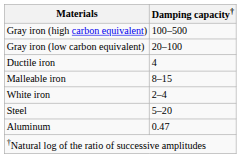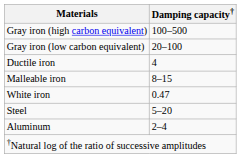(159, 95) 2–4 -> (161, 95) 0.47
(161, 127) 0.47 -> (159, 127) 2–4
